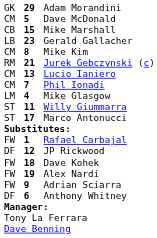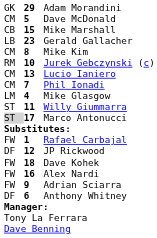(29, 63) 21 -> (29, 63) 10
(10, 118) no background -> (10, 118) lightgrey background
(29, 173) 19 -> (29, 173) 16
